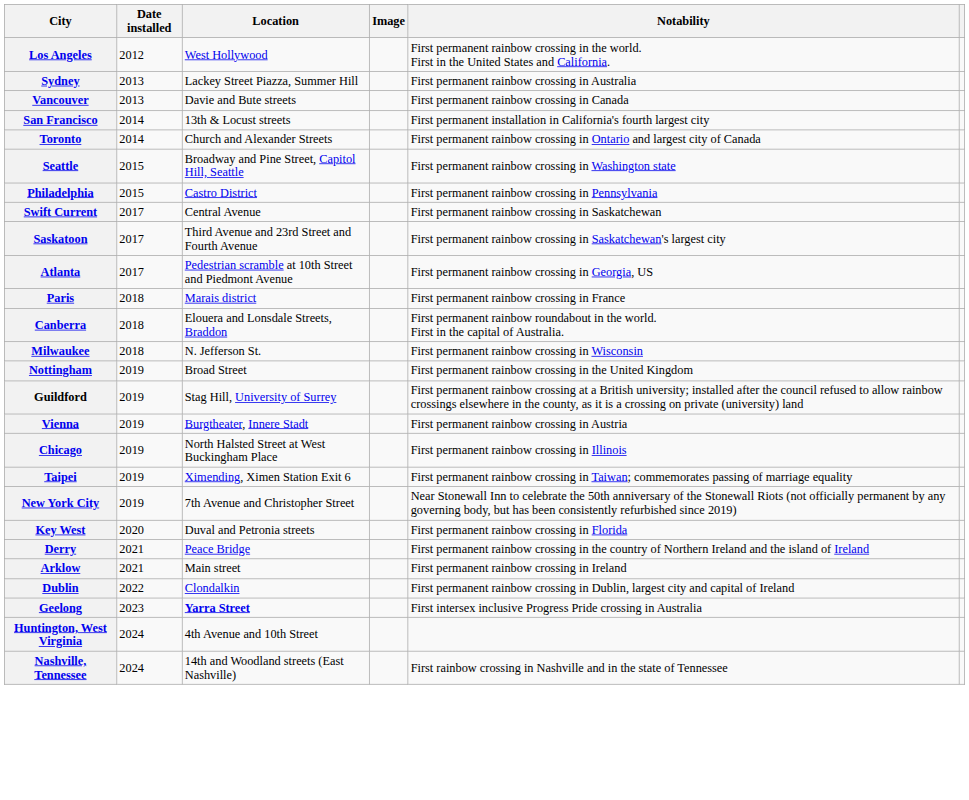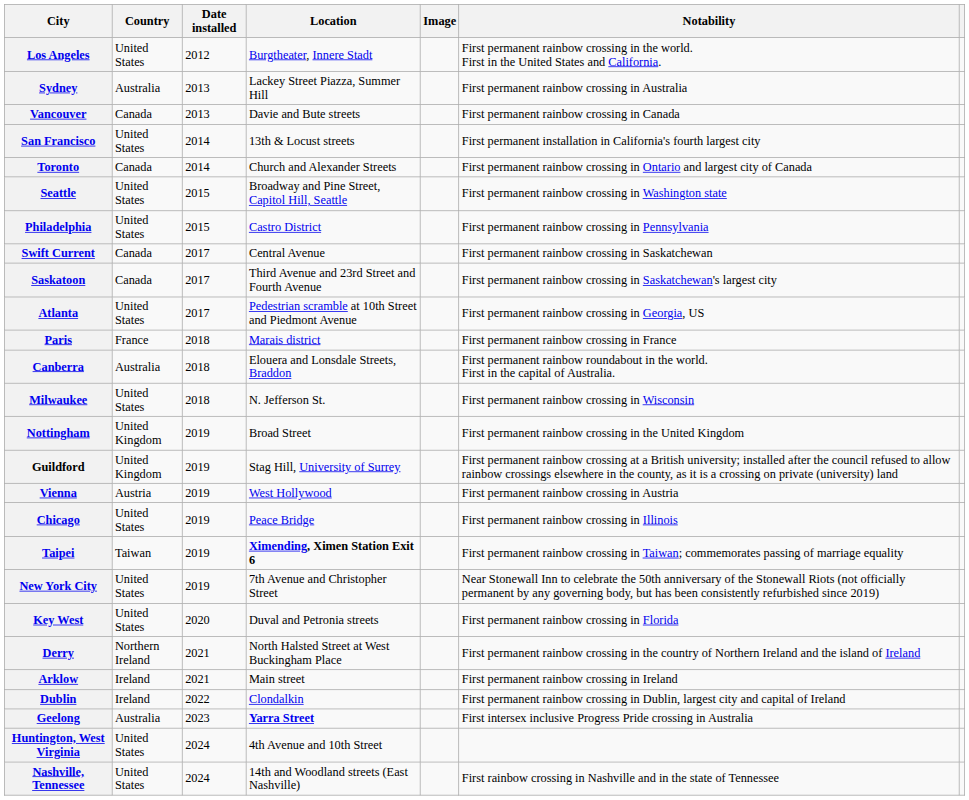+ column: (147, 21)
(226, 54) West Hollywood -> (311, 54) Burgtheater, Innere Stadt
(247, 423) Burgtheater, Innere Stadt -> (290, 493) West Hollywood
(255, 450) North Halsted Street at West Buckingham Place -> (282, 519) Peace Bridge
(268, 476) normal -> (331, 553) bold
(217, 549) Peace Bridge -> (319, 653) North Halsted Street at West Buckingham Place
